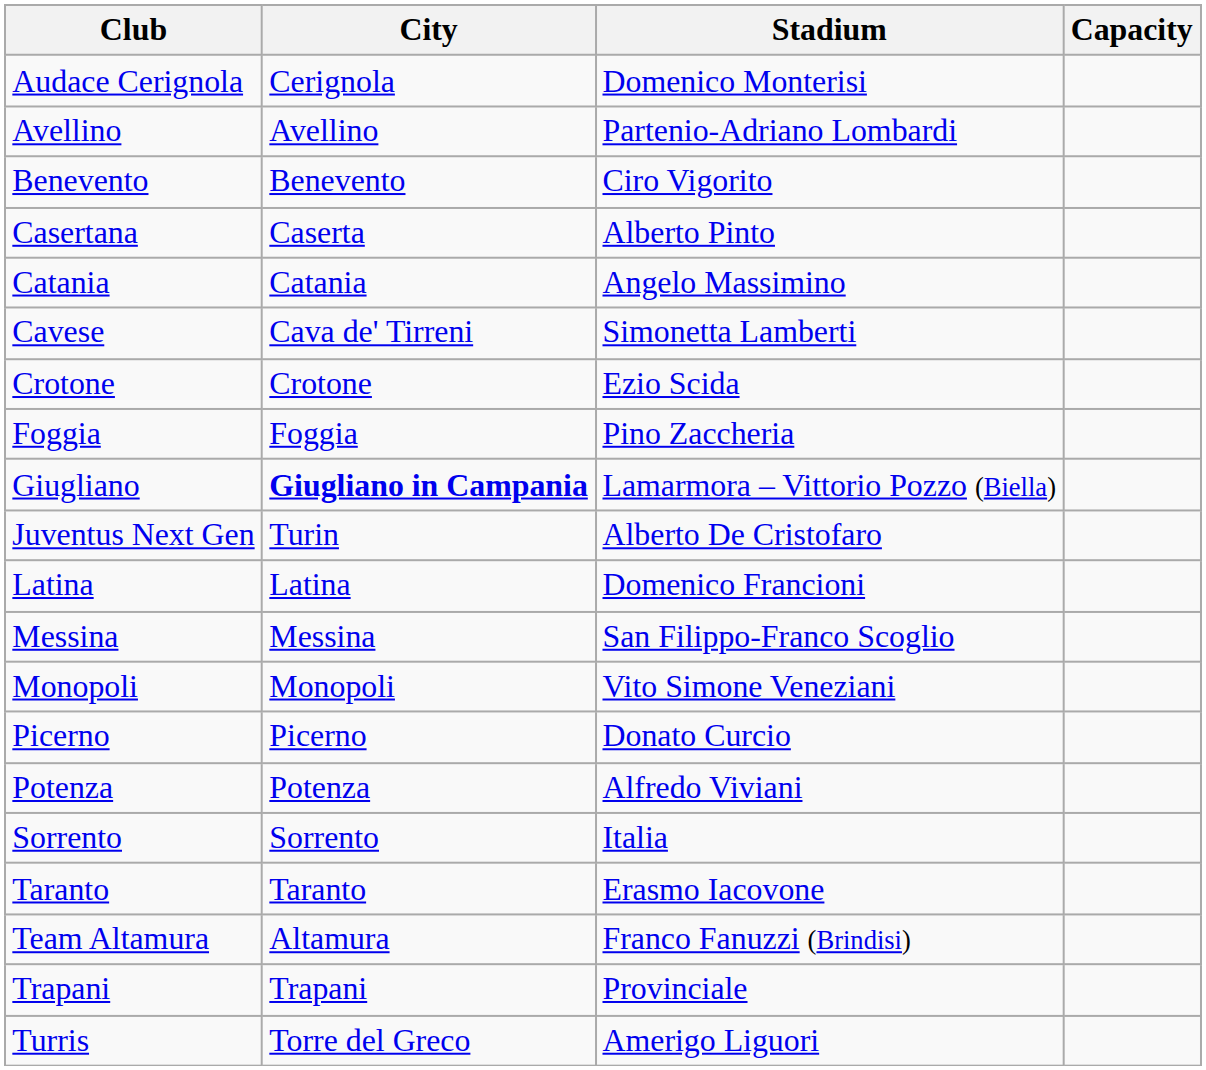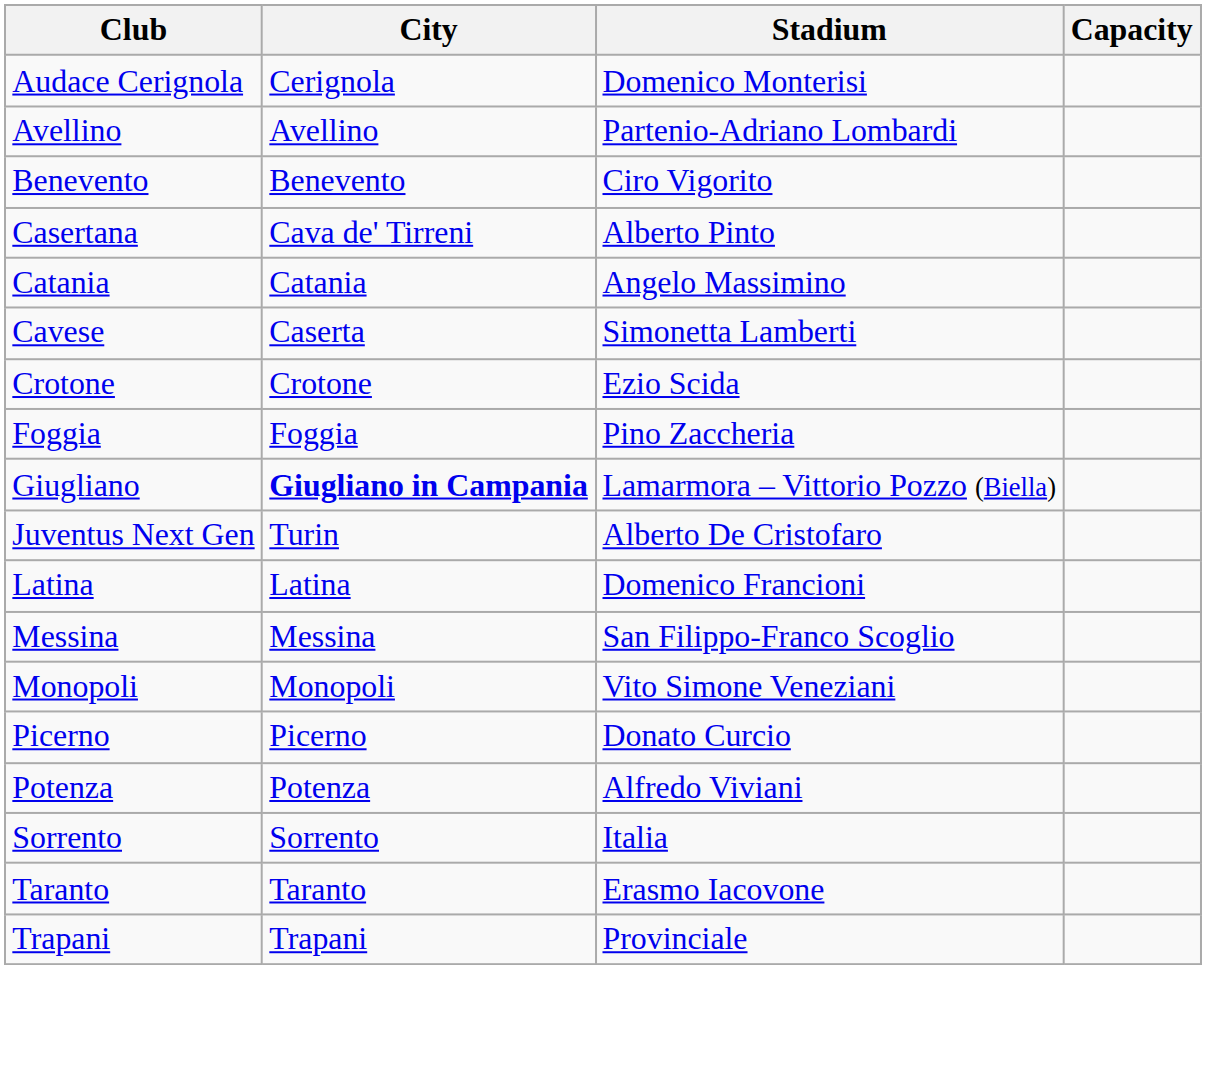(317, 231) Caserta -> (371, 231) Cava de' Tirreni
(371, 332) Cava de' Tirreni -> (317, 332) Caserta
- row: (111, 938)
- row: (51, 1039)
